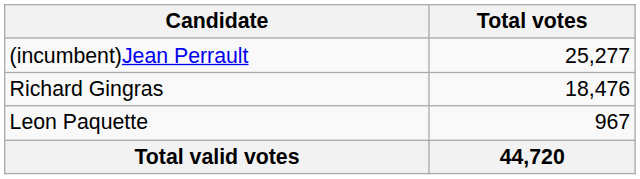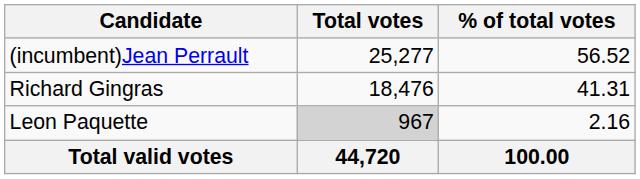+ column: (537, 21)
(612, 122) no background -> (416, 122) lightgrey background
